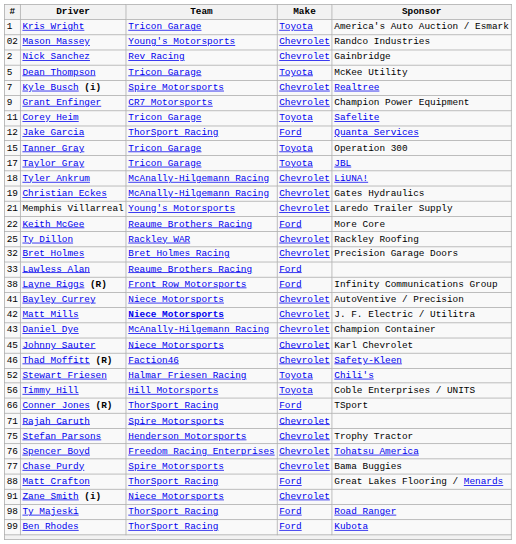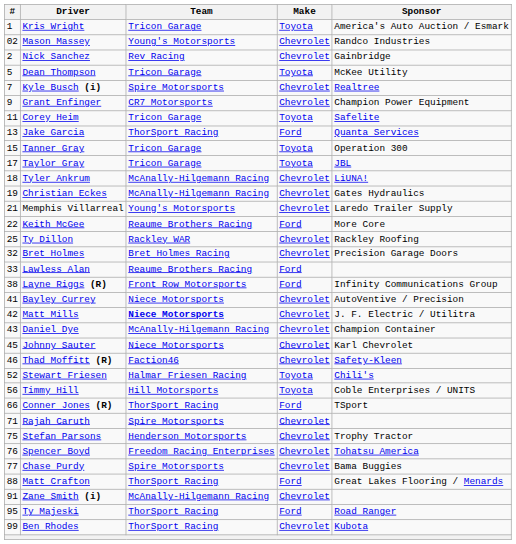(12, 134) 12 -> (12, 134) 13
(176, 497) Niece Motorsports -> (199, 497) McAnally-Hilgemann Racing
(12, 512) 98 -> (12, 512) 95
(290, 527) Ford -> (305, 527) Chevrolet
